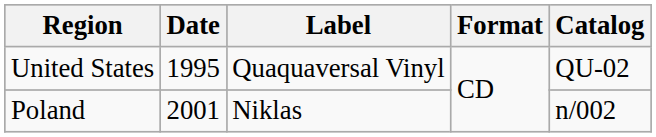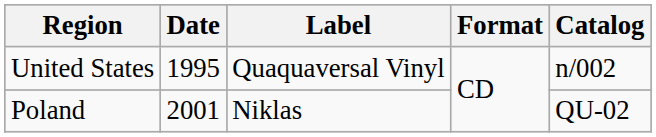(592, 68) QU-02 -> (586, 68) n/002
(586, 110) n/002 -> (592, 110) QU-02
